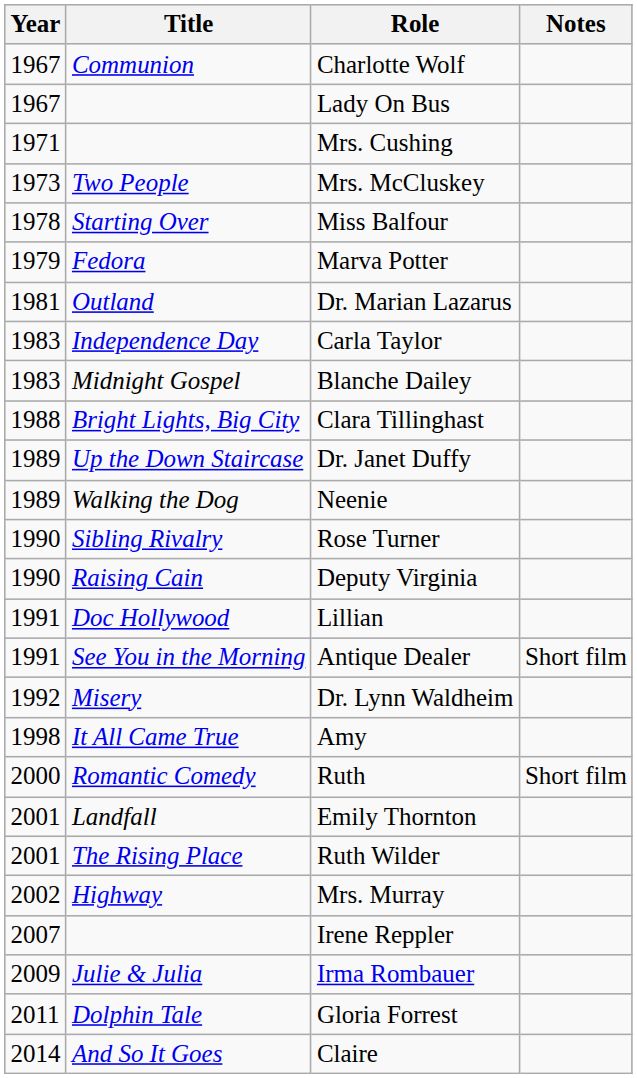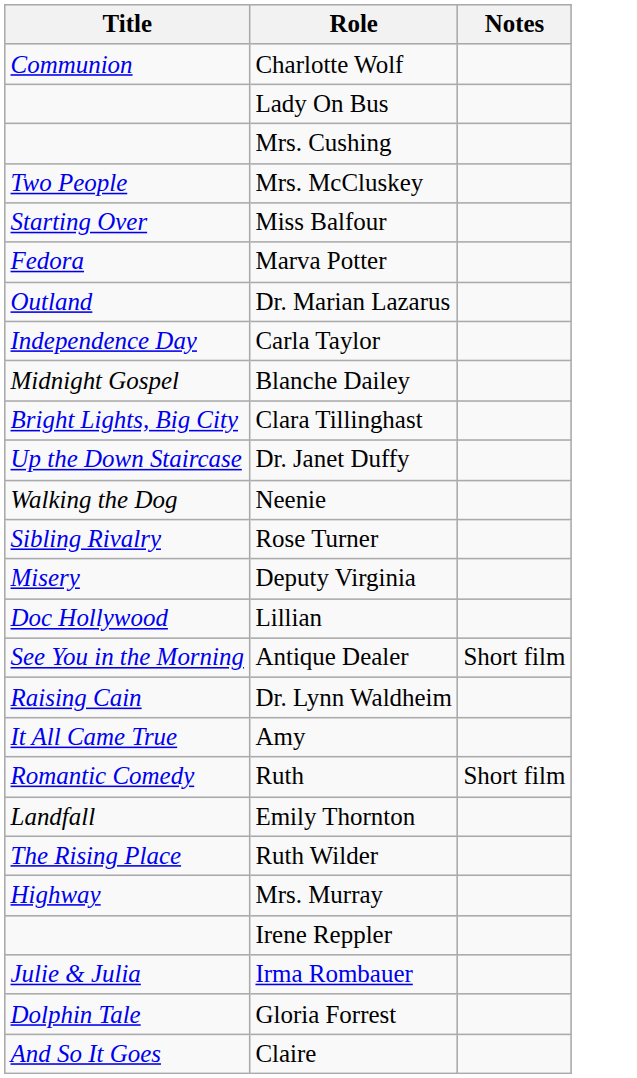- column: (35, 24)
(137, 578) Raising Cain -> (45, 578) Misery
(107, 697) Misery -> (76, 697) Raising Cain
